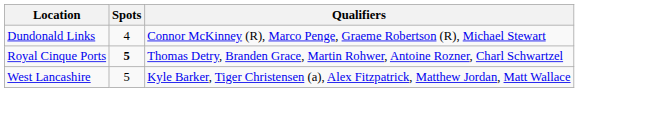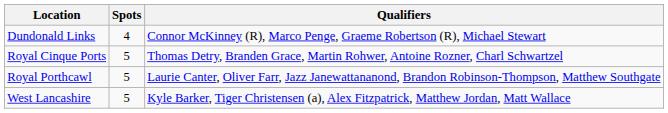(127, 56) bold -> (127, 56) normal
+ row: (50, 77)
